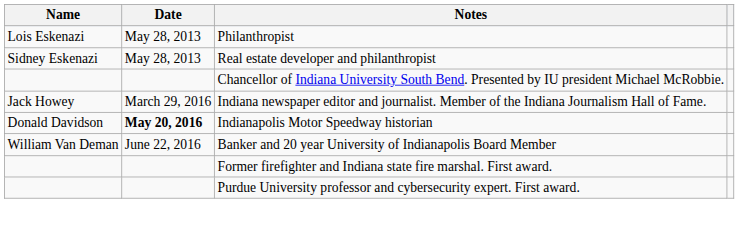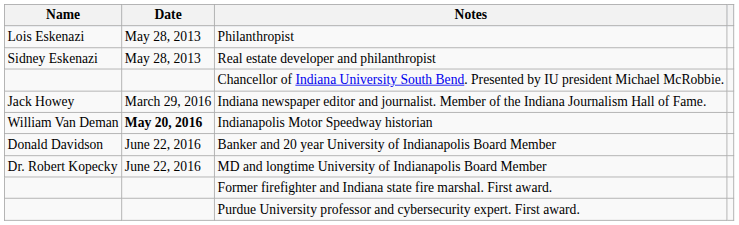(55, 123) Donald Davidson -> (63, 123) William Van Deman
(63, 144) William Van Deman -> (55, 144) Donald Davidson
+ row: (382, 166)
